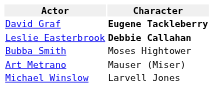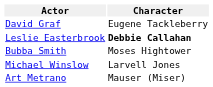(158, 24) bold -> (158, 24) normal
rows swapped: (47, 78) <-> (36, 64)
